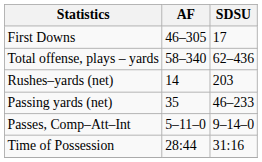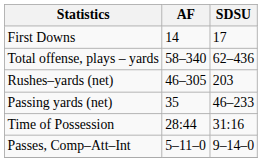(186, 37) 46–305 -> (172, 37) 14
(172, 80) 14 -> (186, 80) 46–305
rows swapped: (69, 124) <-> (61, 146)
